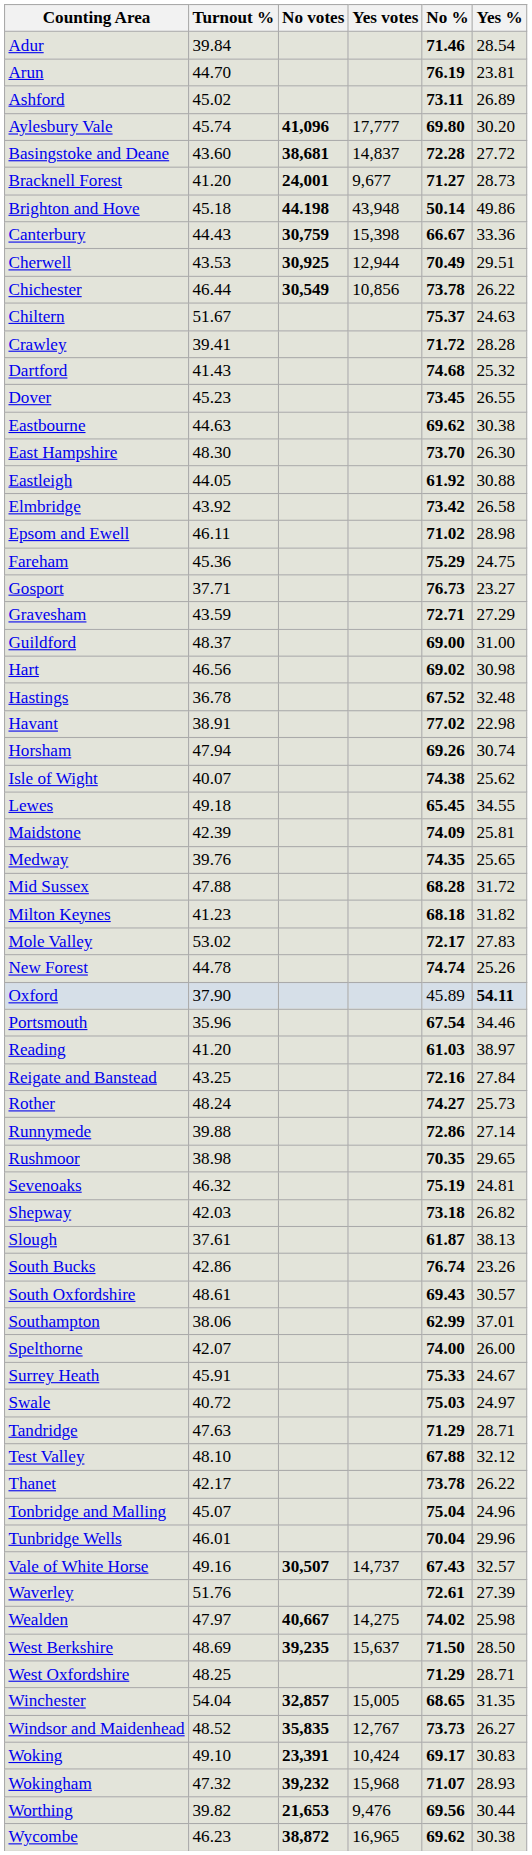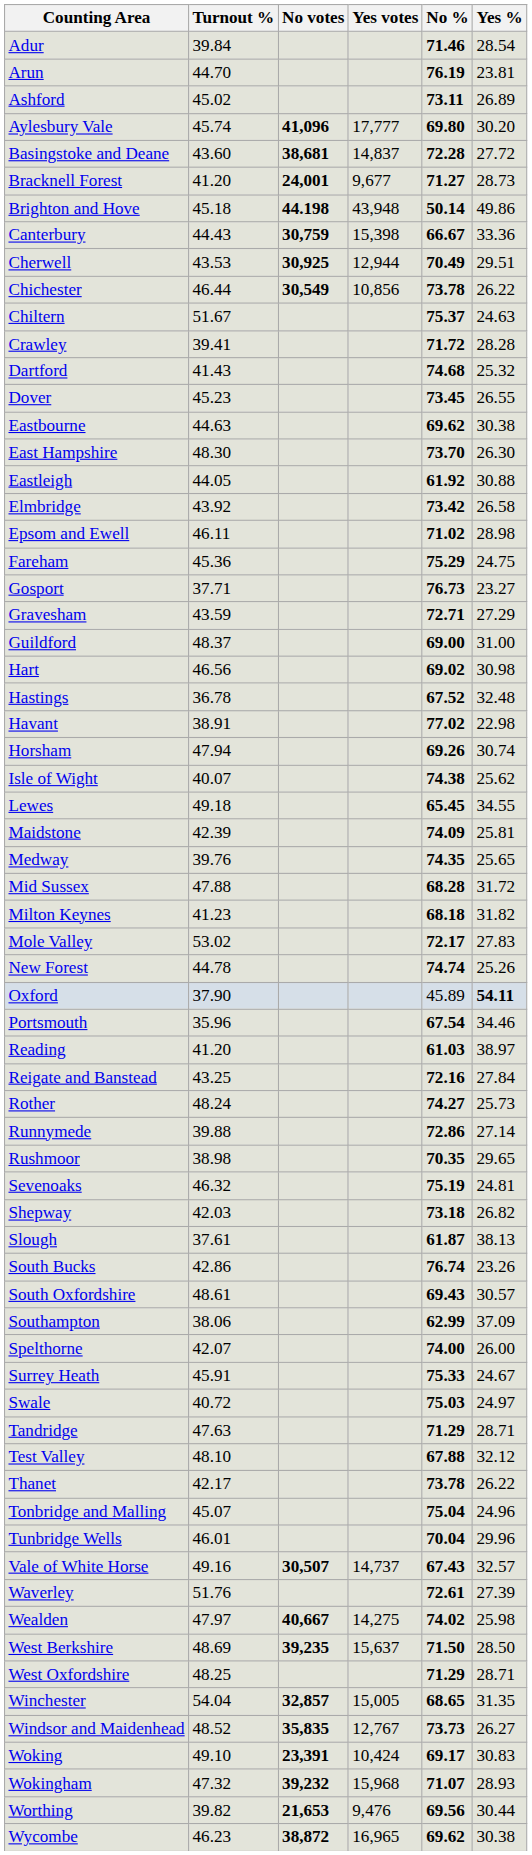(496, 1321) 37.01 -> (496, 1321) 37.09
